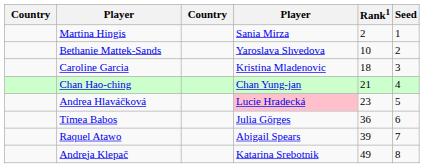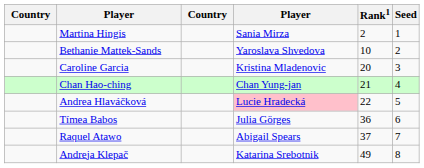(366, 67) 18 -> (366, 67) 20
(366, 102) 23 -> (366, 102) 22
(366, 136) 39 -> (366, 136) 37
